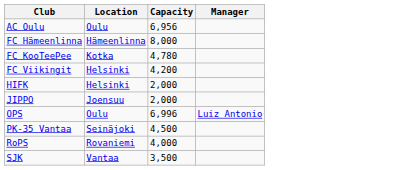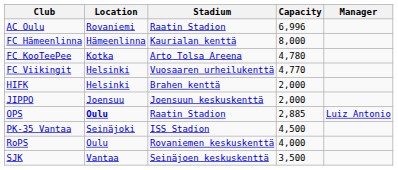+ column: (212, 12)
(97, 26) Oulu -> (111, 26) Rovaniemi
(164, 26) 6,956 -> (292, 26) 6,996
(164, 70) 4,200 -> (292, 70) 4,770
(97, 114) normal -> (97, 114) bold
(164, 114) 6,996 -> (292, 114) 2,885
(111, 143) Rovaniemi -> (97, 143) Oulu
